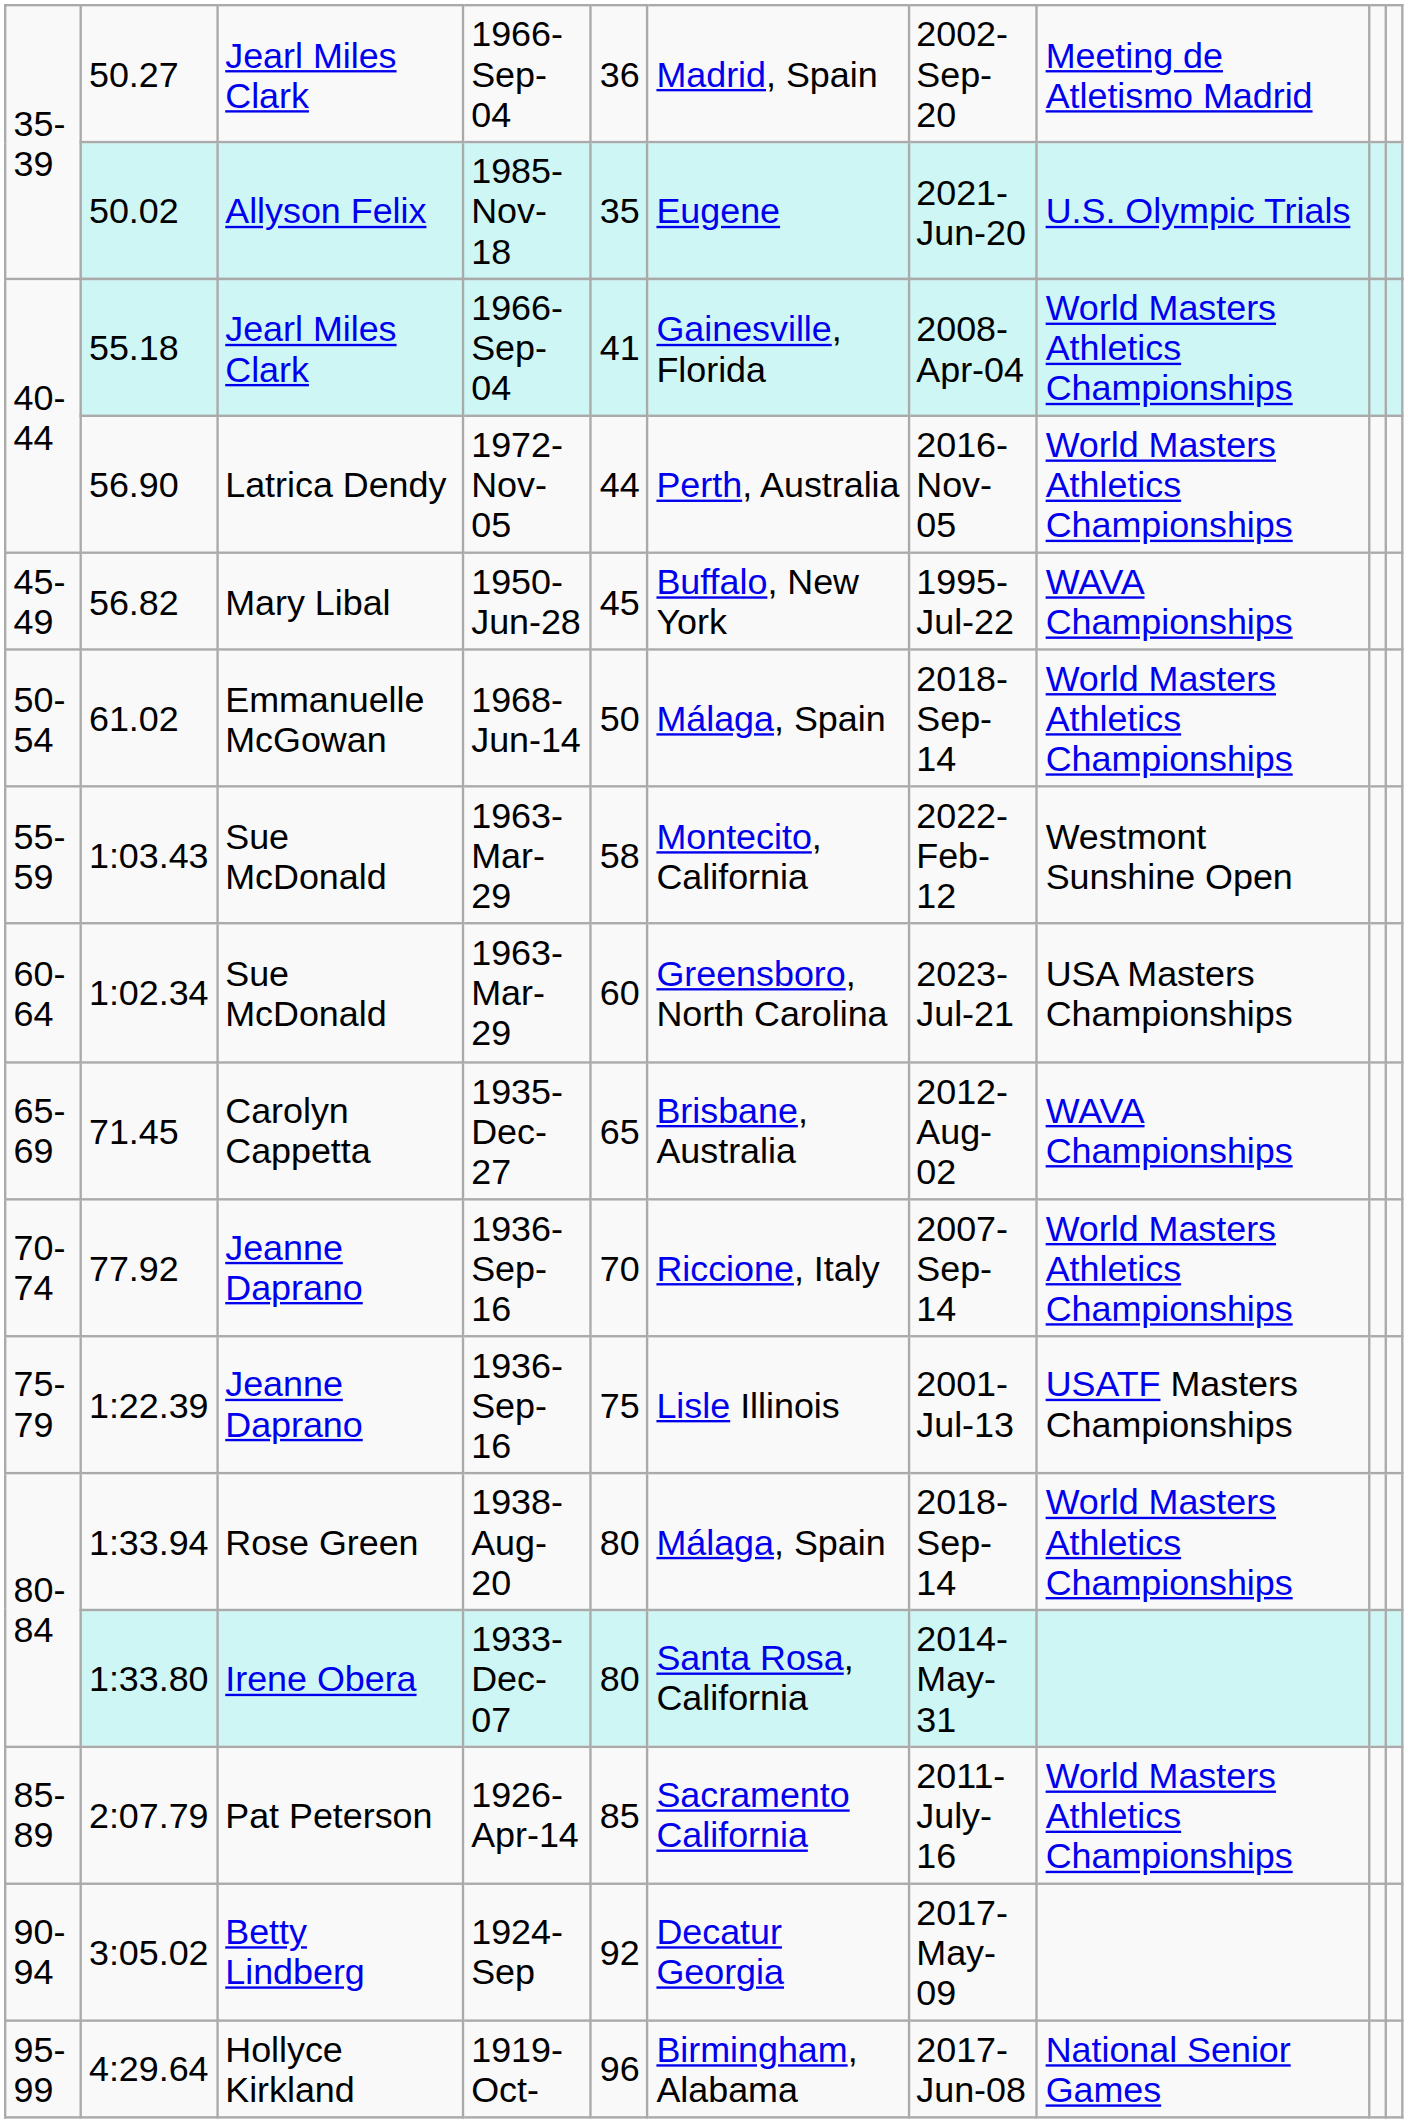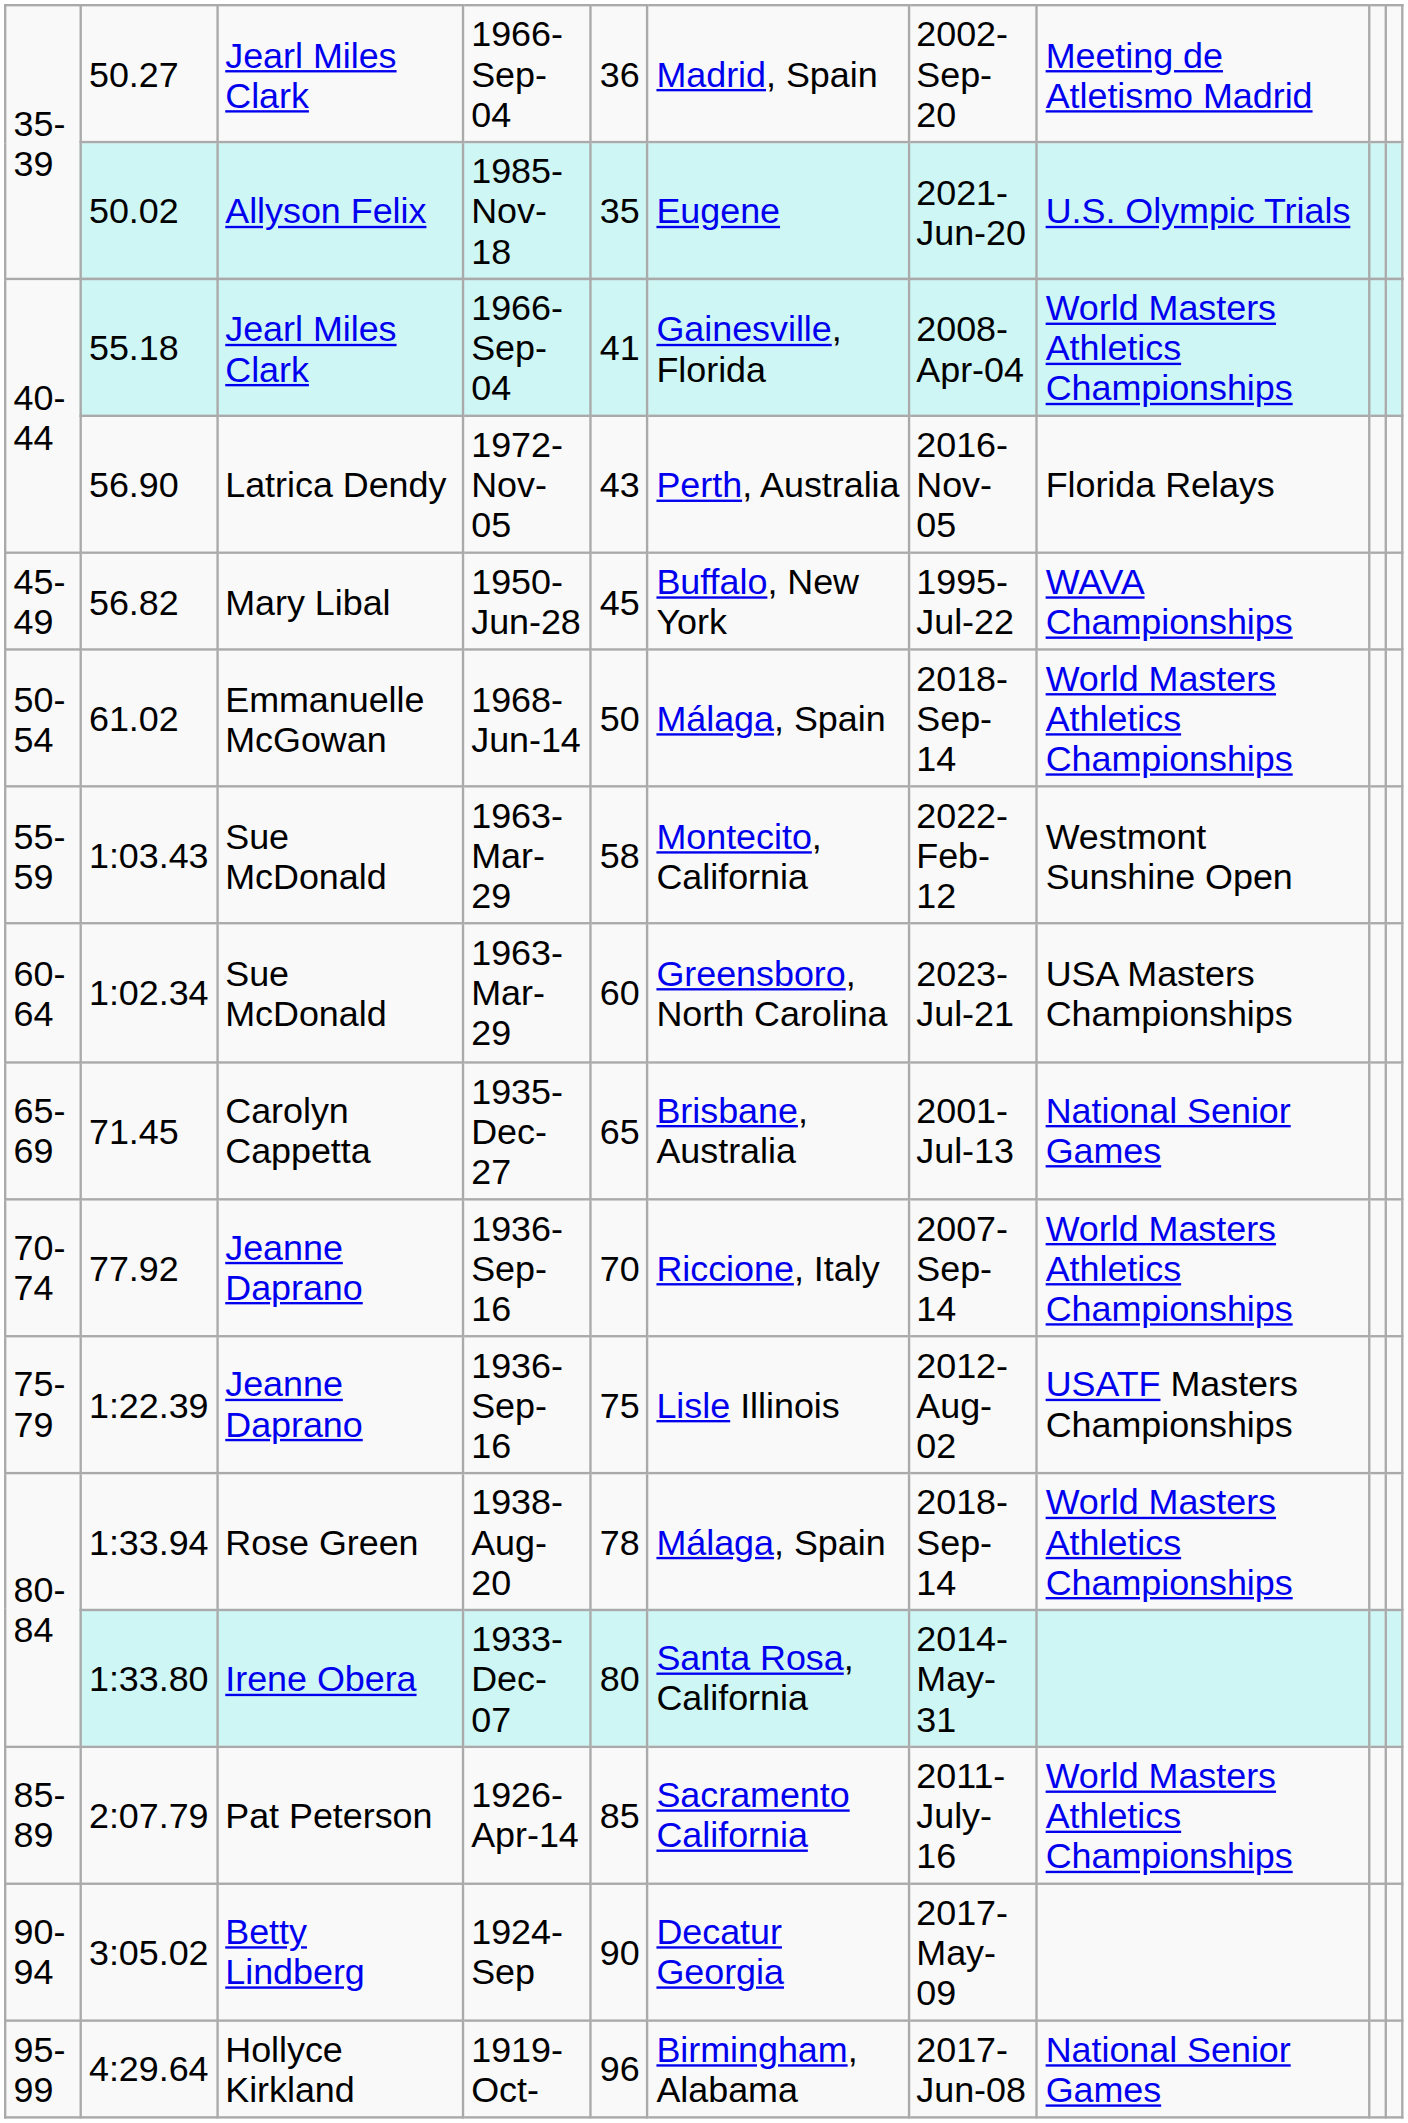(620, 485) 44 -> (620, 485) 43
(1169, 485) World Masters Athletics Championships -> (1160, 485) Florida Relays
(962, 1130) 2012-Aug-02 -> (965, 1130) 2001-Jul-13
(1169, 1130) WAVA Championships -> (1168, 1130) National Senior Games
(965, 1404) 2001-Jul-13 -> (962, 1404) 2012-Aug-02
(620, 1541) 80 -> (620, 1541) 78
(620, 1952) 92 -> (620, 1952) 90
